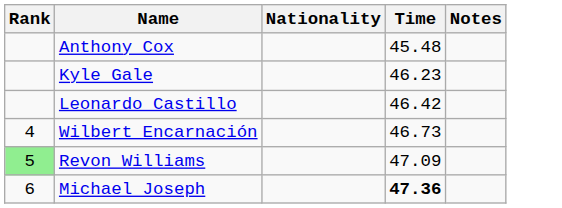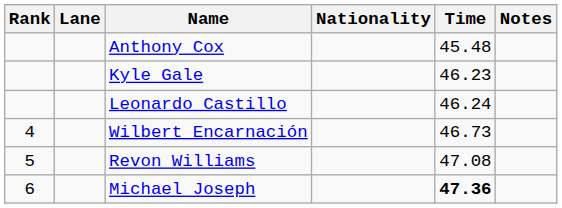+ column: (80, 19)
(415, 104) 46.42 -> (465, 104) 46.24
(30, 161) lightgreen background -> (30, 161) no background
(415, 161) 47.09 -> (465, 161) 47.08
